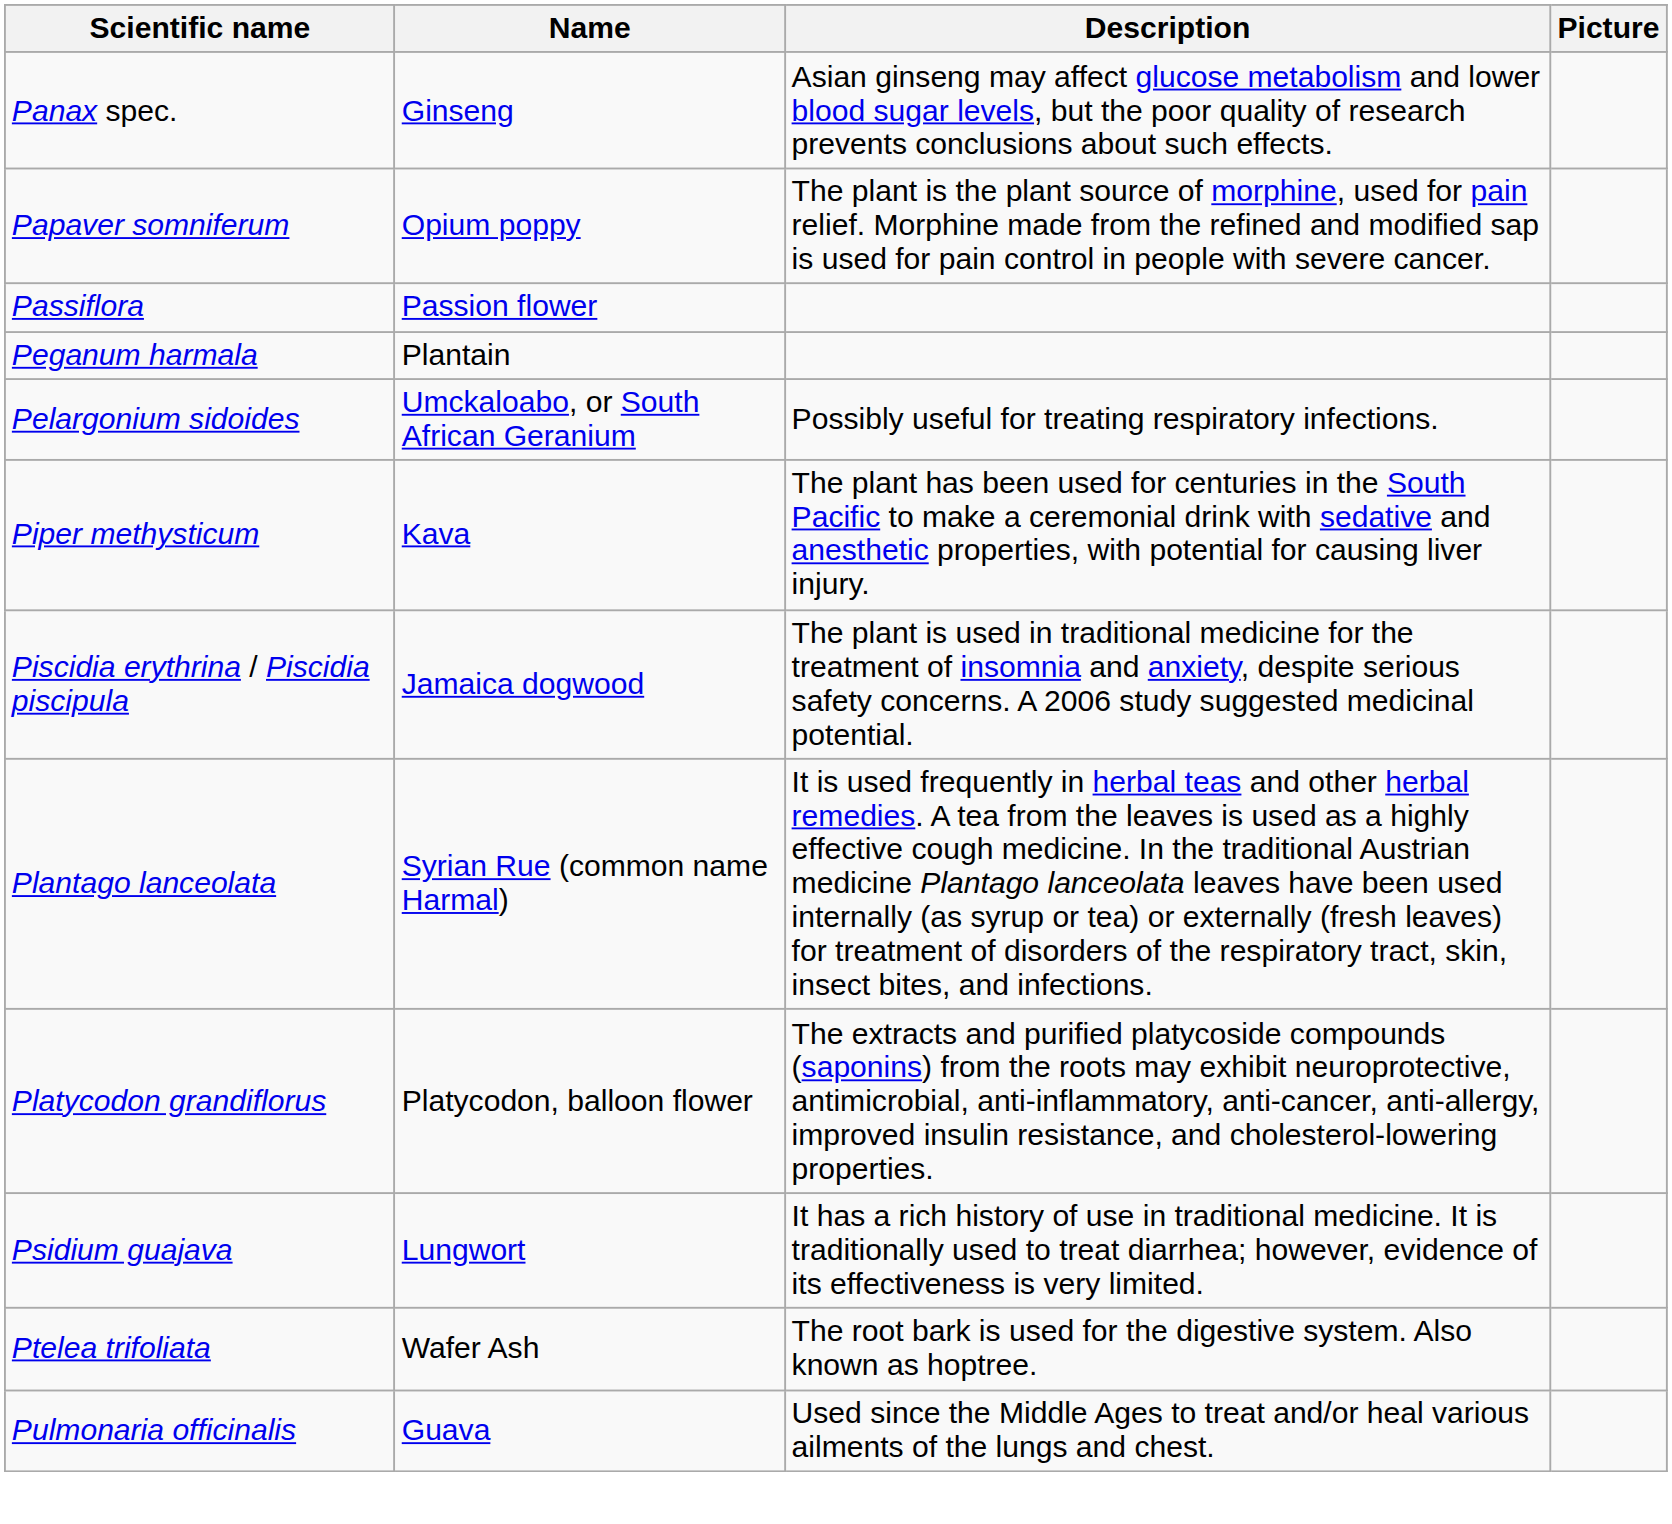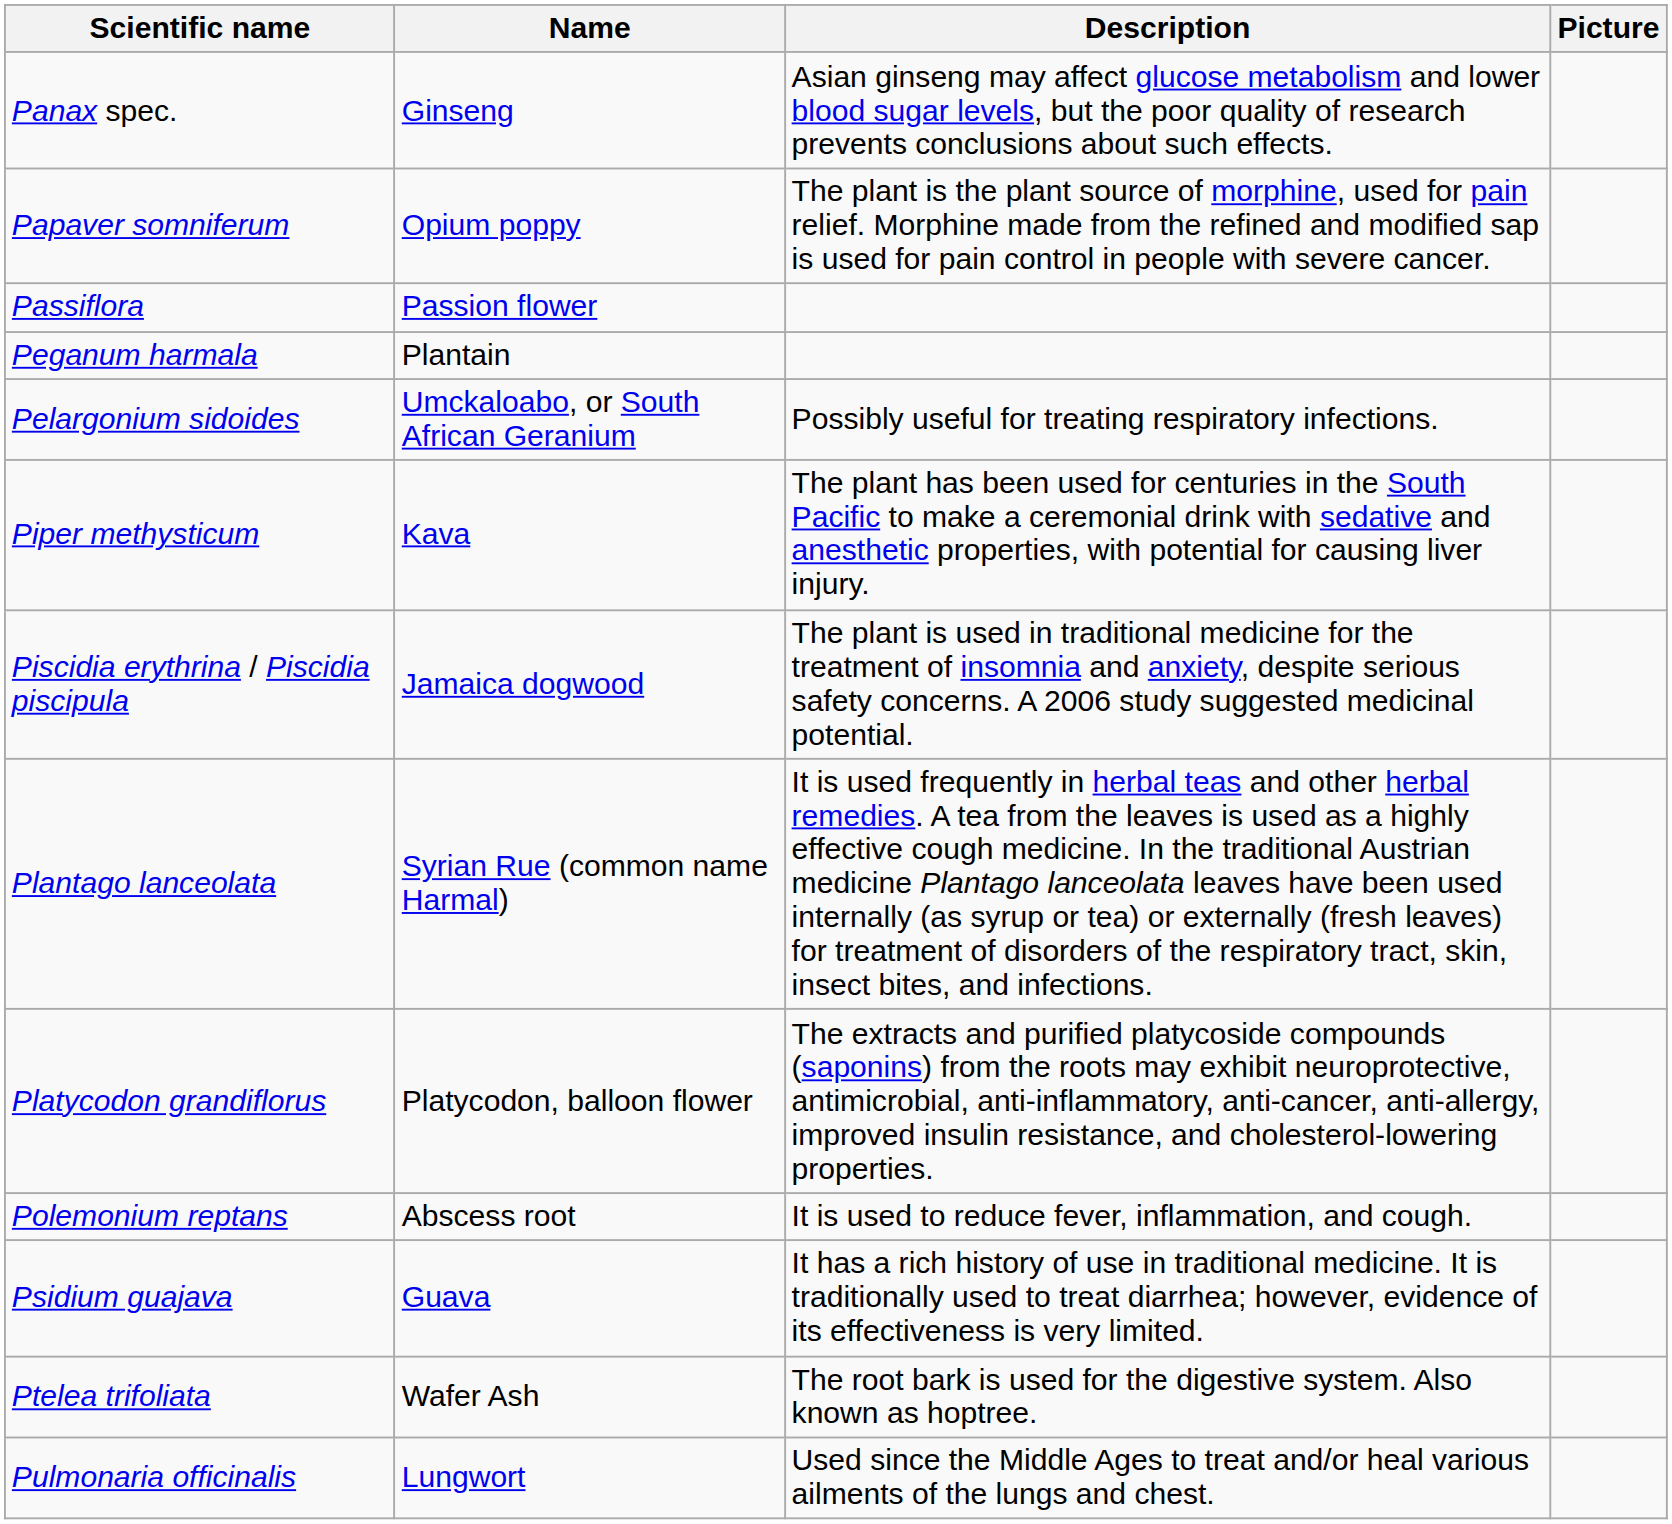+ row: (150, 1216)
(464, 1249) Lungwort -> (446, 1297) Guava
(446, 1429) Guava -> (464, 1477) Lungwort
